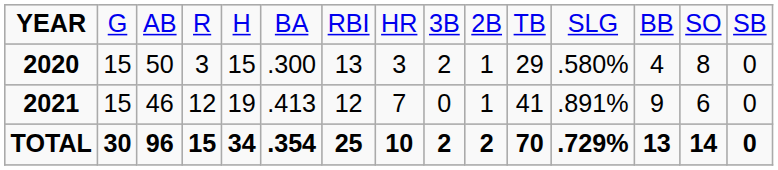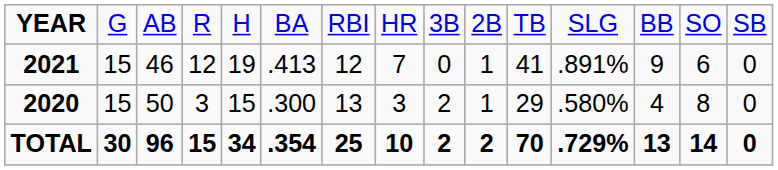rows swapped: (51, 64) <-> (51, 104)
